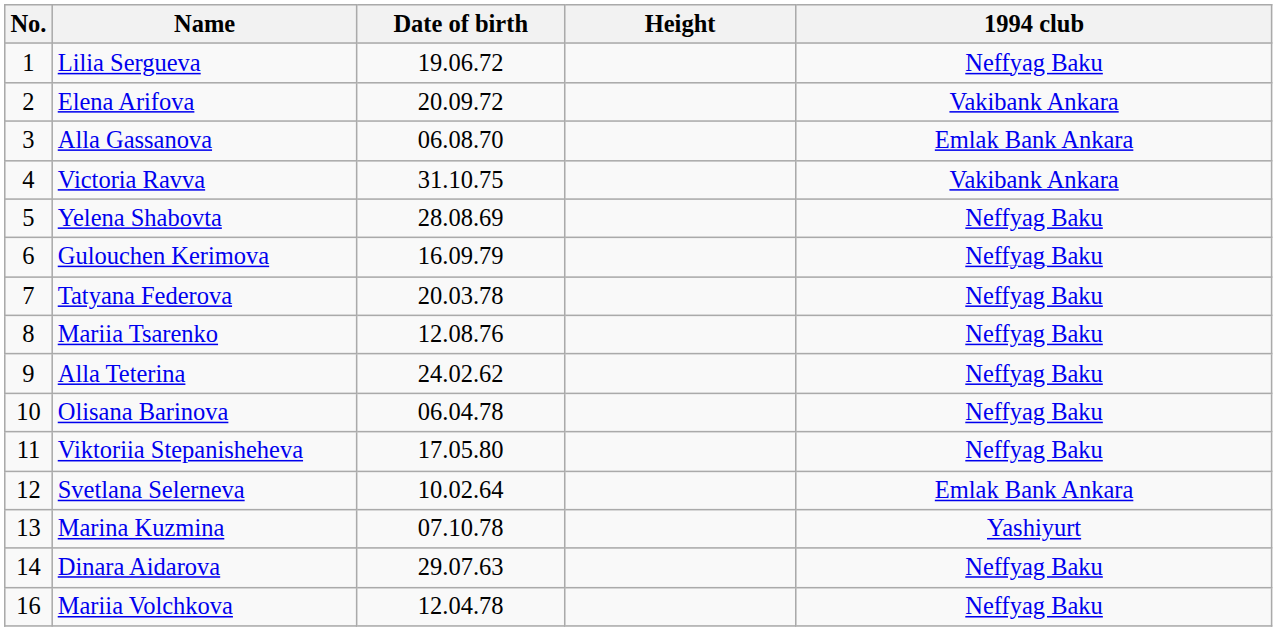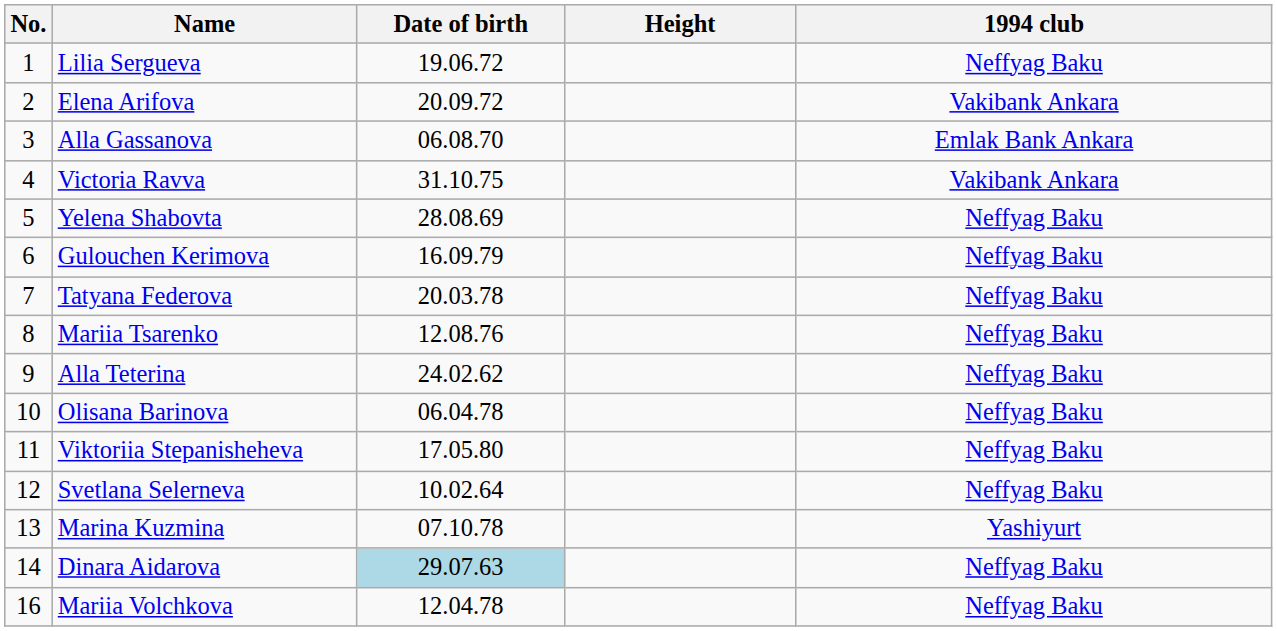(1034, 489) Emlak Bank Ankara -> (1034, 489) Neffyag Baku
(461, 567) no background -> (461, 567) lightblue background
